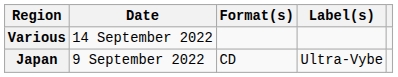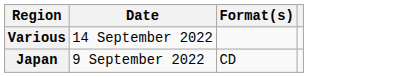- column: (342, 16)
